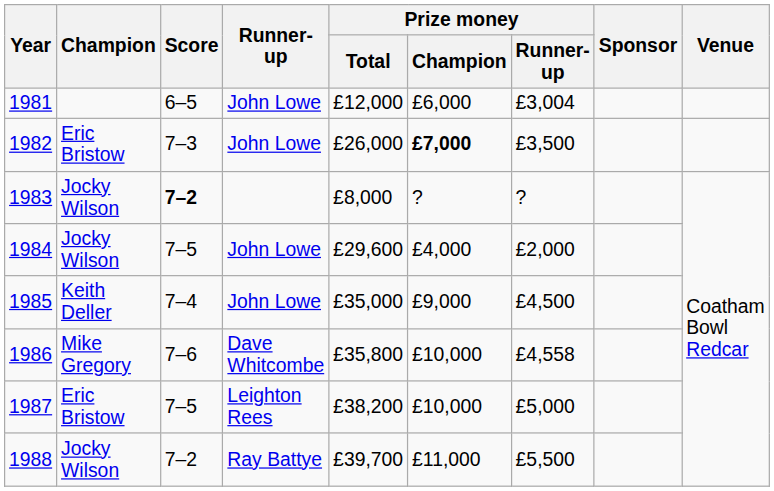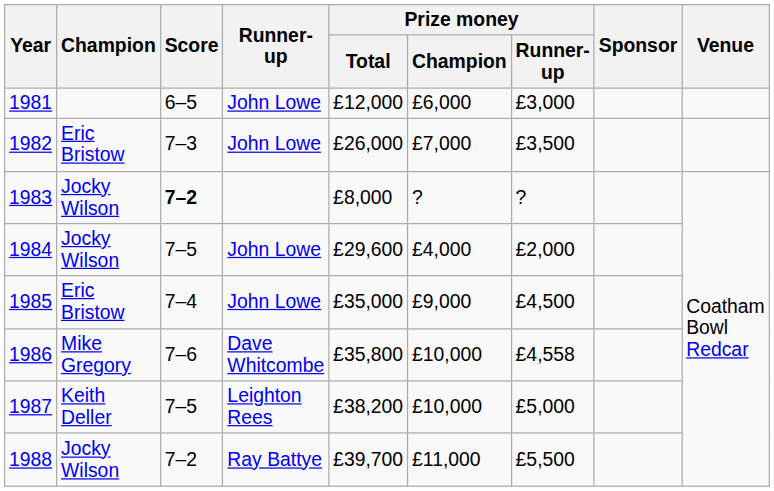(545, 103) £3,004 -> (545, 103) £3,000
(442, 144) bold -> (442, 144) normal
(86, 302) Keith Deller -> (93, 302) Eric Bristow
(93, 407) Eric Bristow -> (86, 407) Keith Deller
